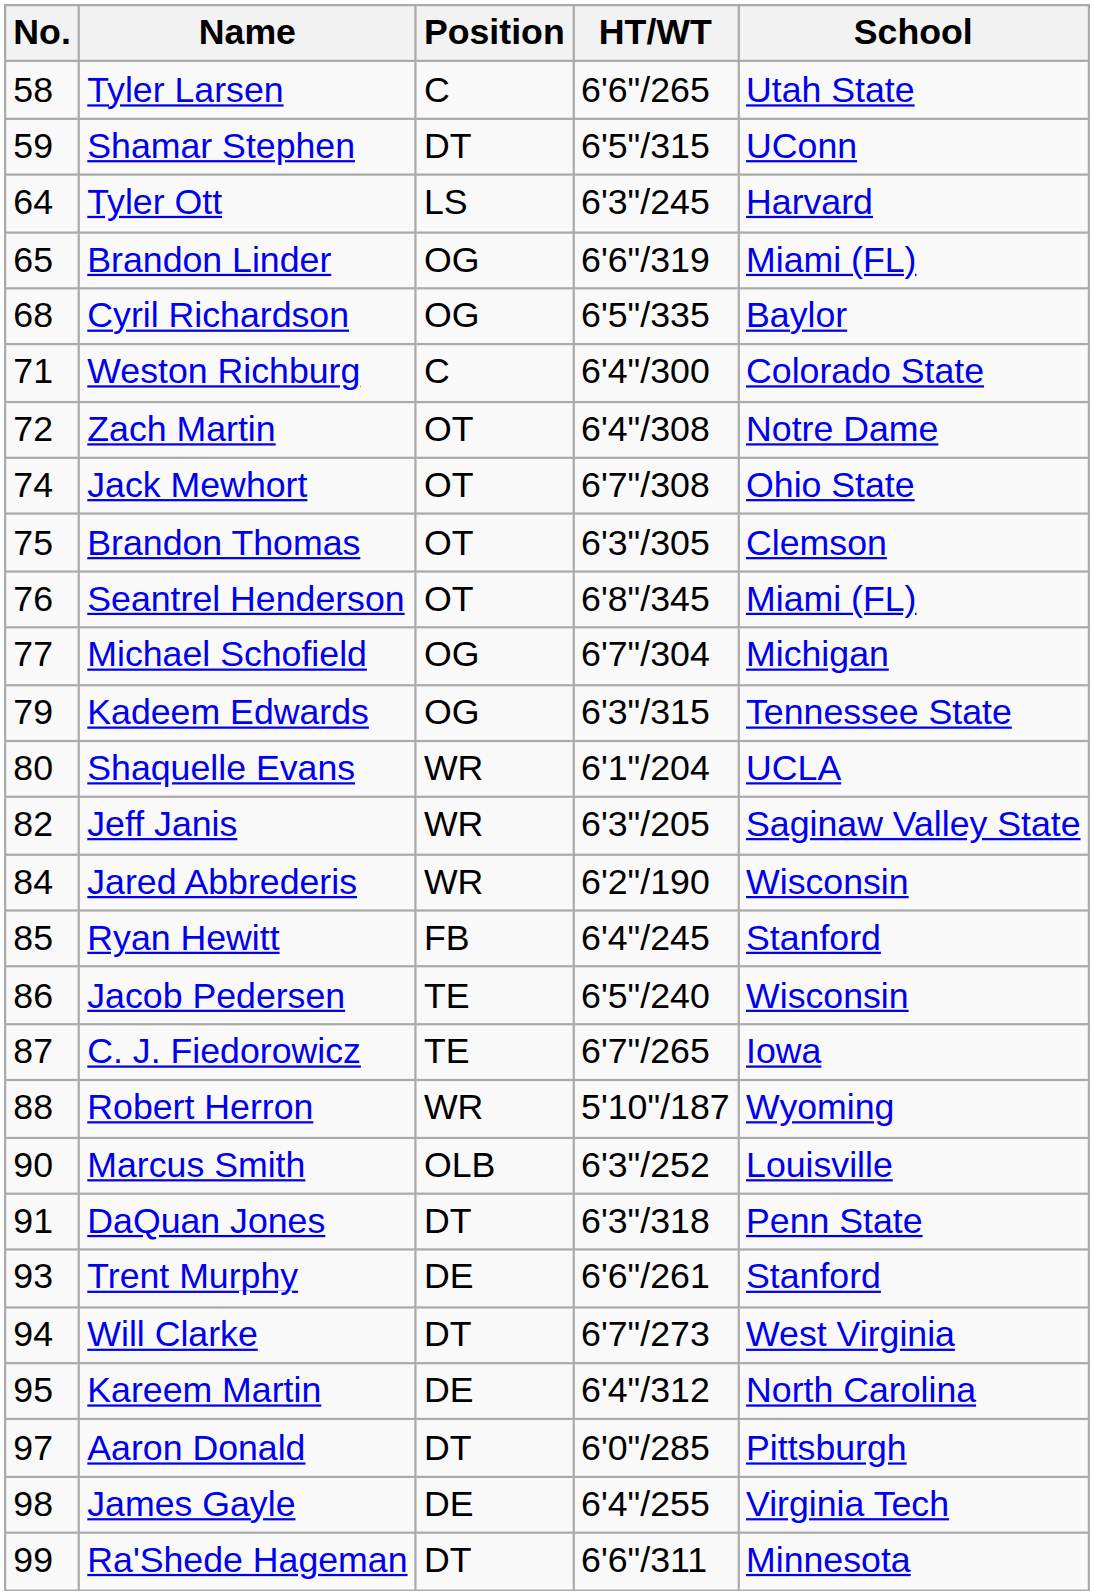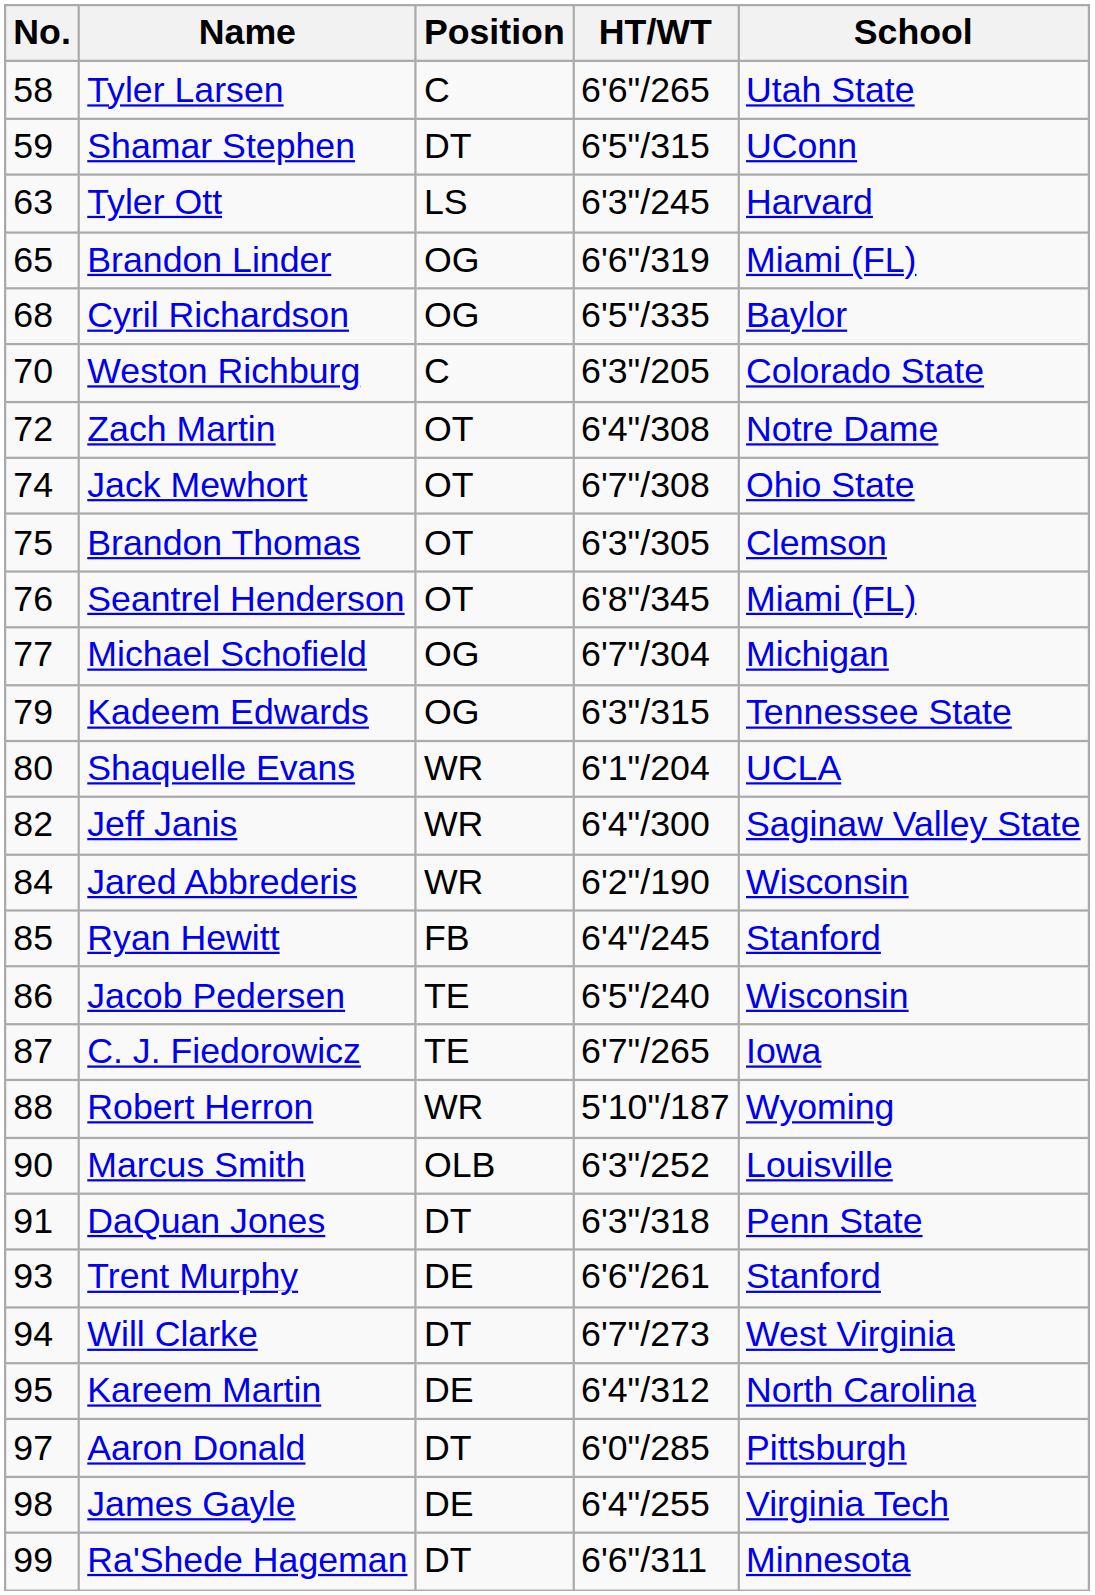(33, 202) 64 -> (33, 202) 63
(33, 372) 71 -> (33, 372) 70
(645, 372) 6'4"/300 -> (645, 372) 6'3"/205
(645, 825) 6'3"/205 -> (645, 825) 6'4"/300
